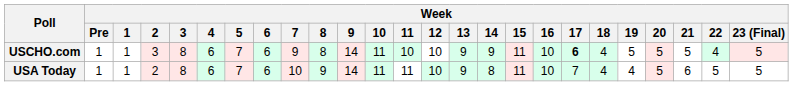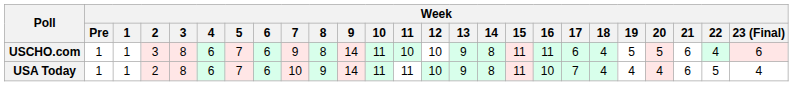(491, 52) 9 -> (491, 52) 8
(547, 52) 10 -> (547, 52) 11
(575, 52) bold -> (575, 52) normal
(688, 52) 5 -> (688, 52) 6
(759, 52) 5 -> (759, 52) 6
(660, 71) 5 -> (660, 71) 4
(759, 71) 5 -> (759, 71) 4
